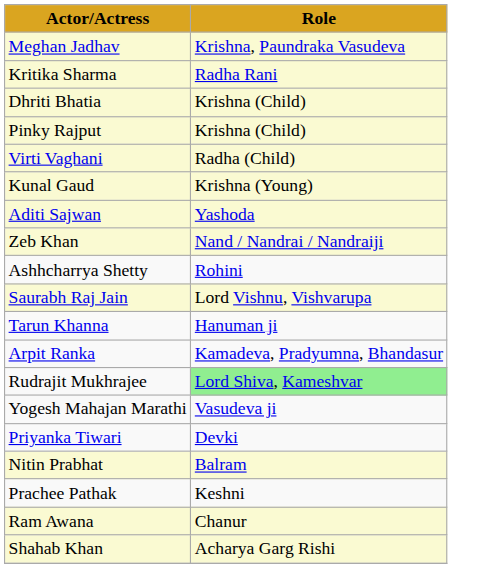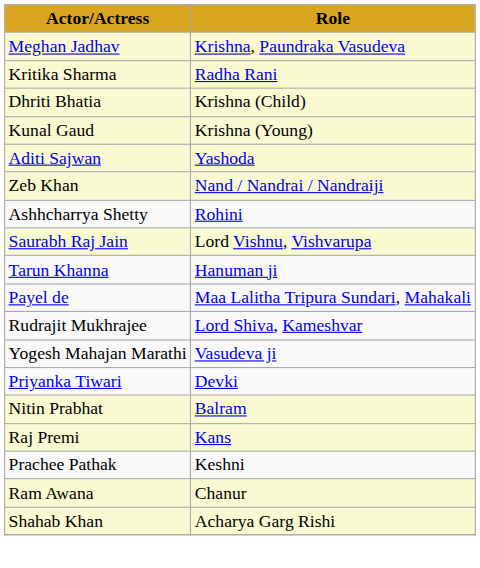- row: (55, 130)
- row: (56, 158)
+ row: (39, 297)
- row: (52, 353)
(279, 381) lightgreen background -> (279, 325) no background
+ row: (44, 437)
